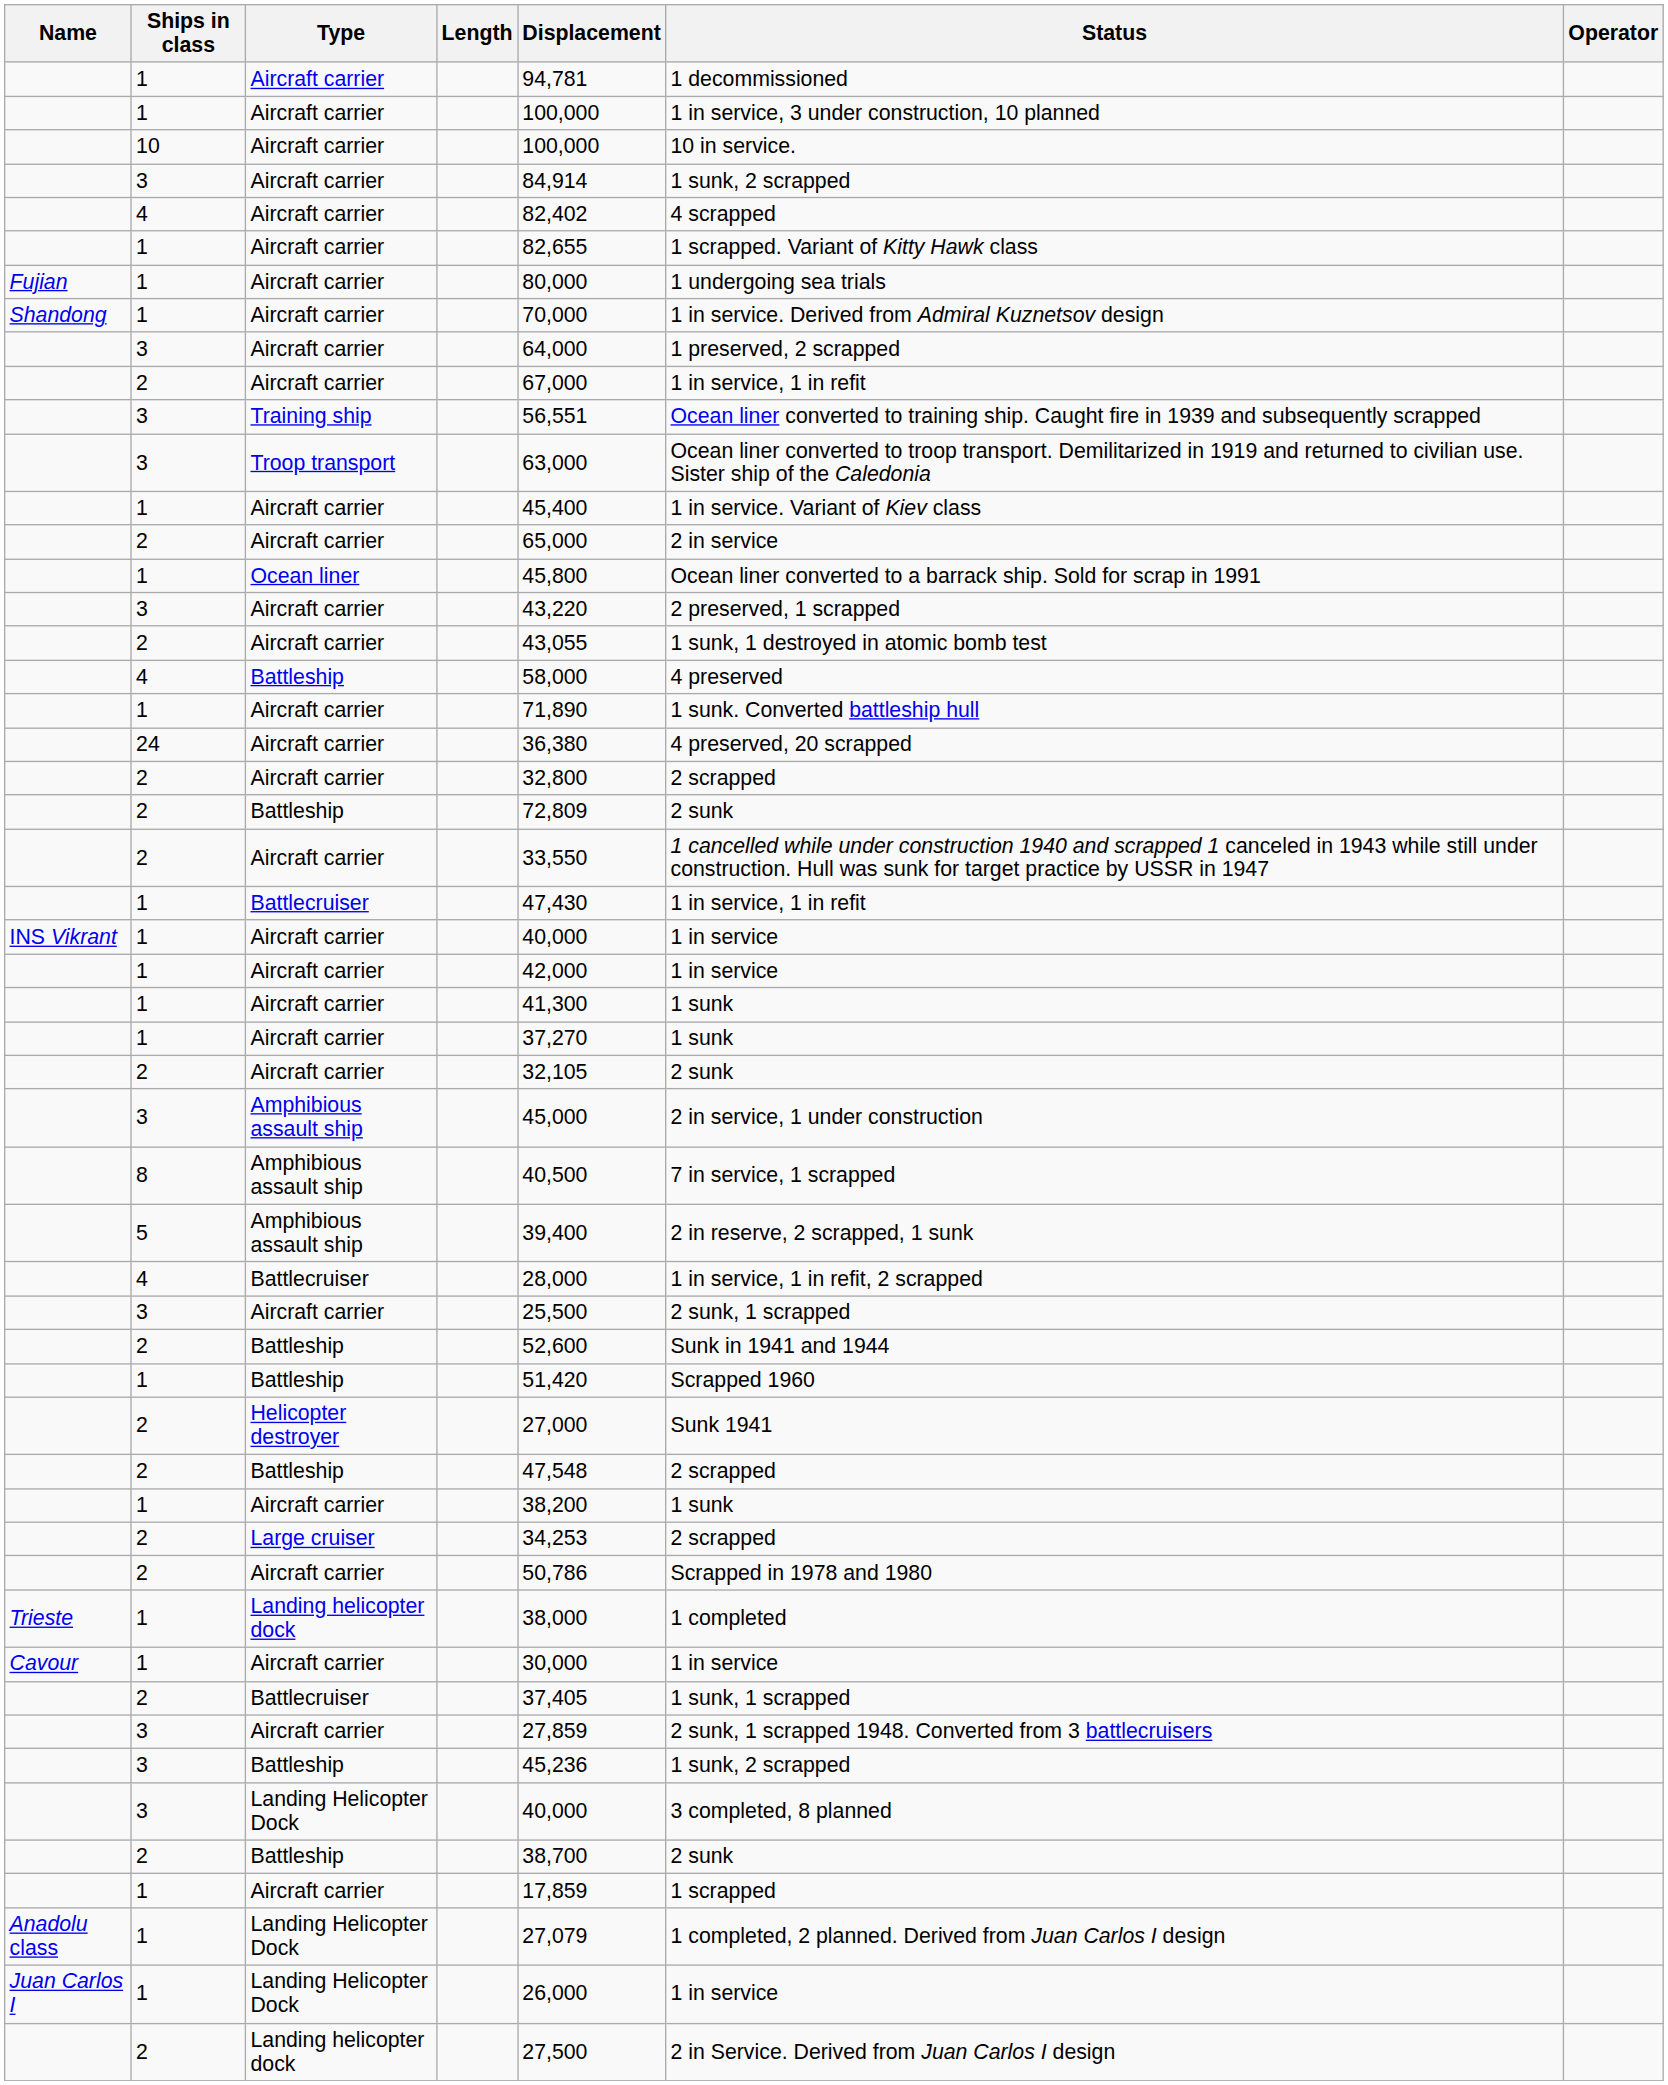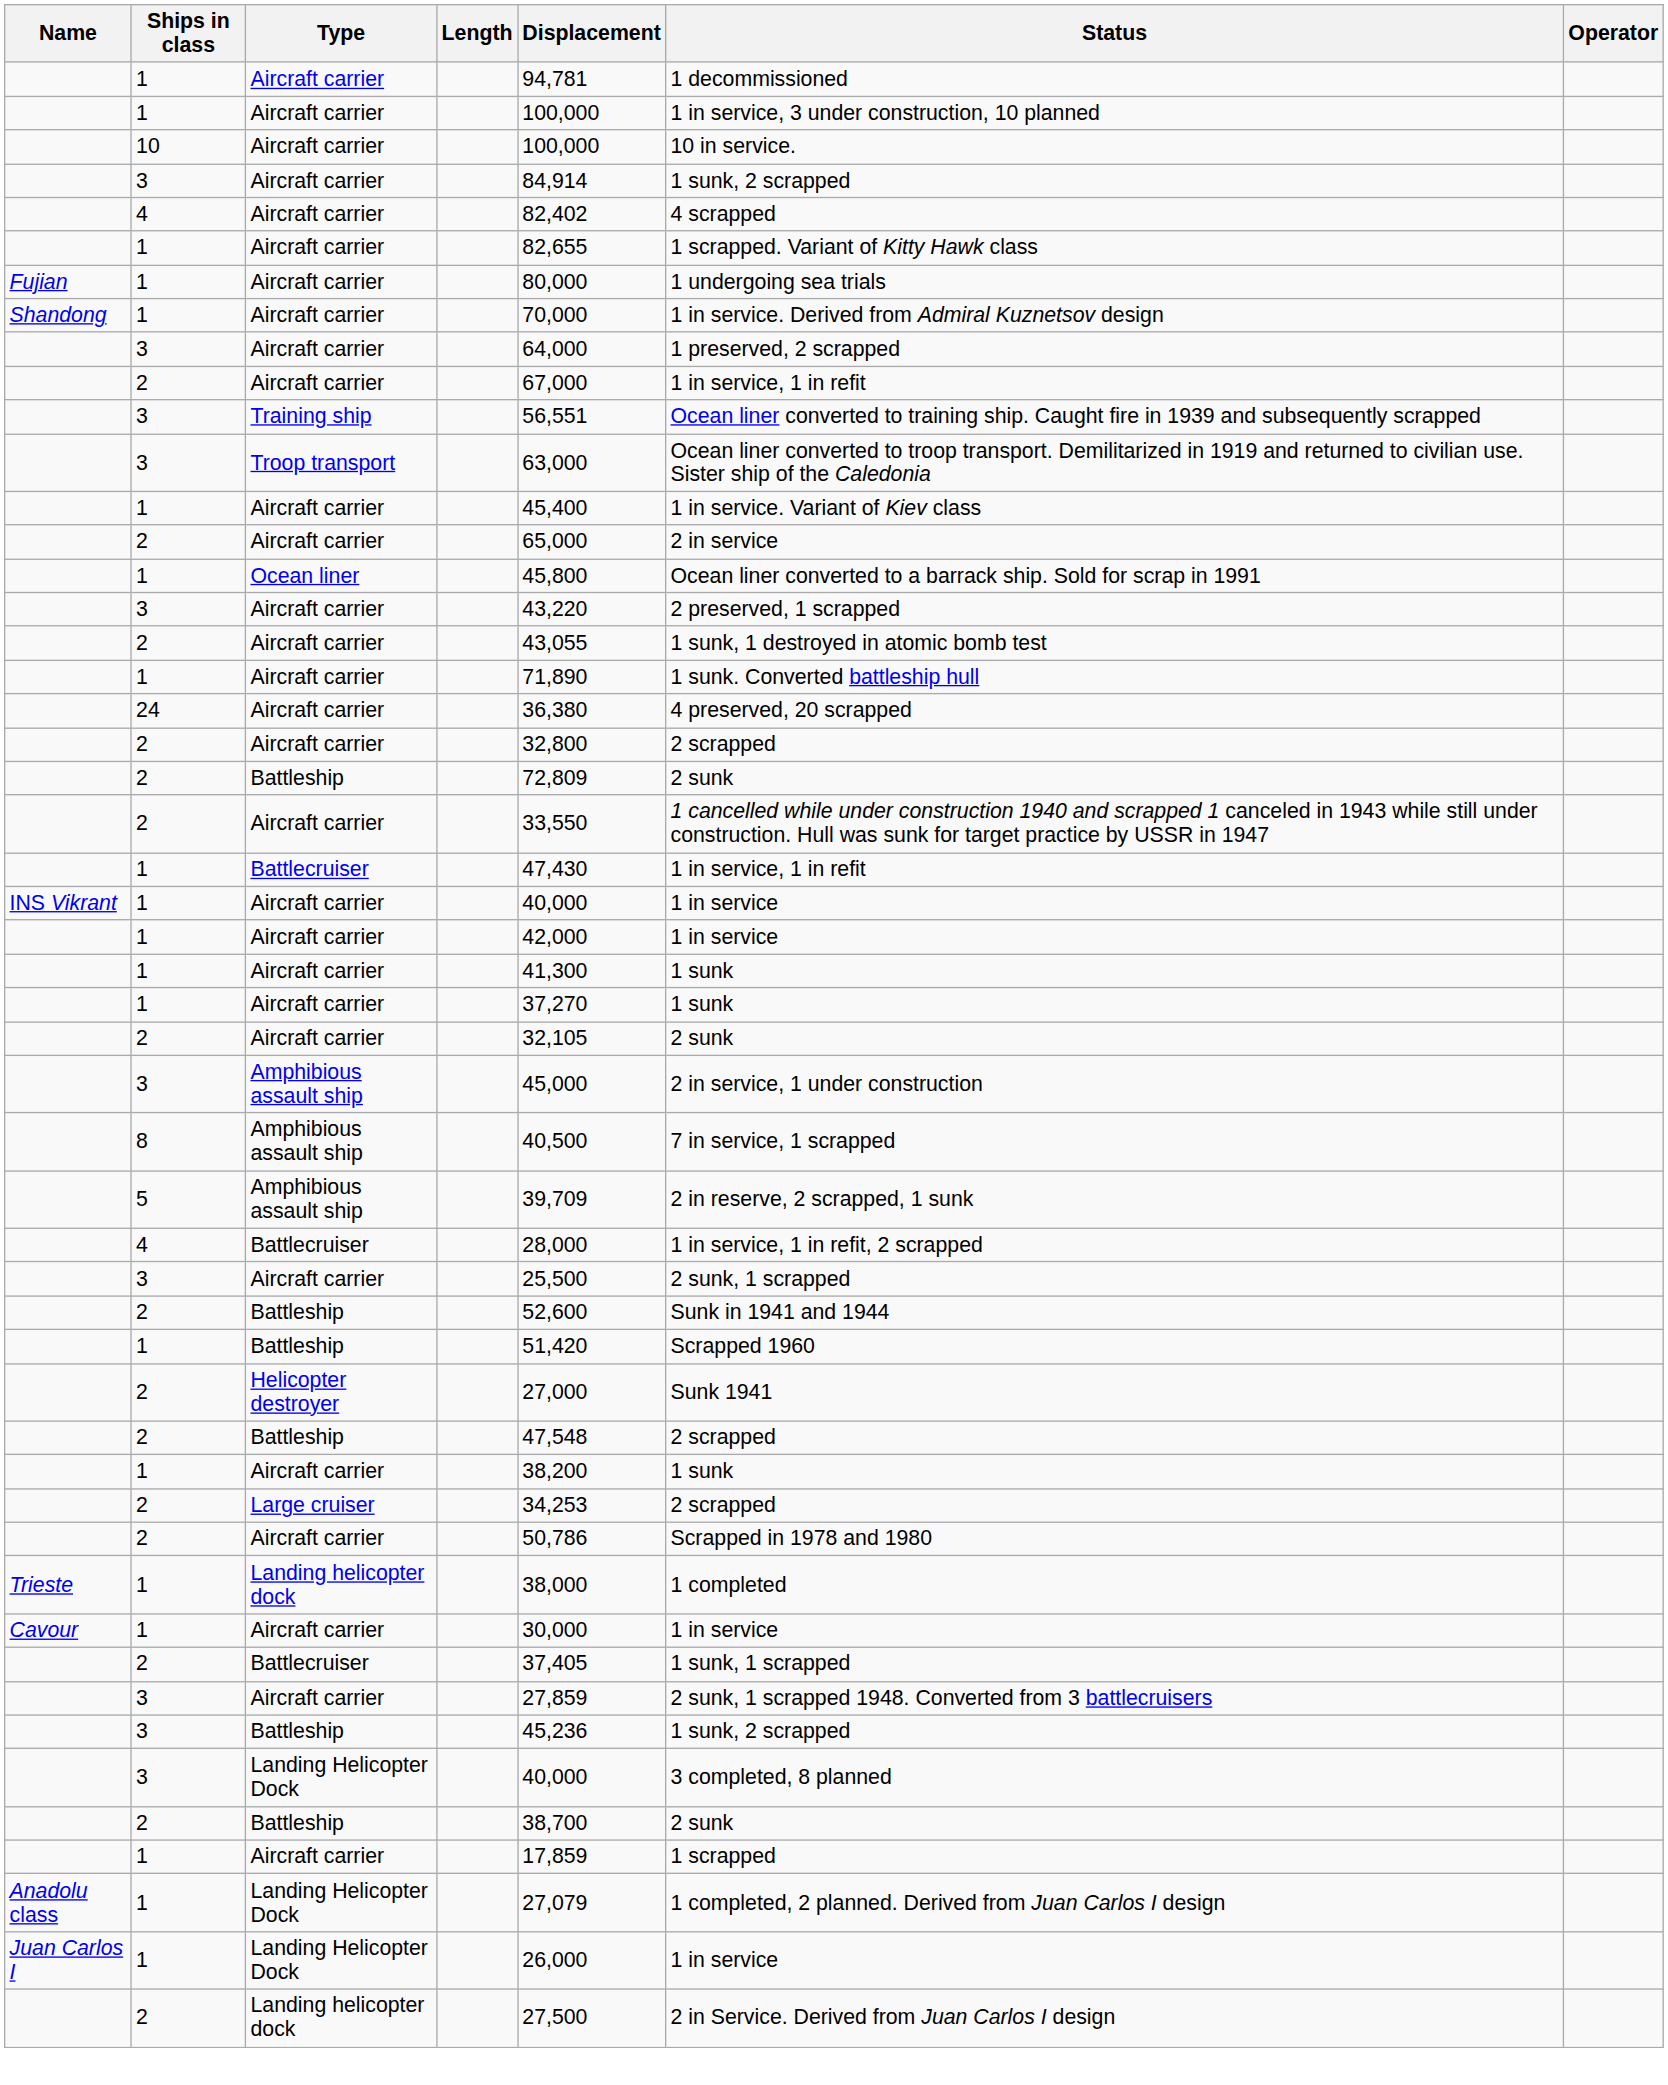- row: (142, 676)
(555, 1233) 39,400 -> (555, 1199) 39,709
